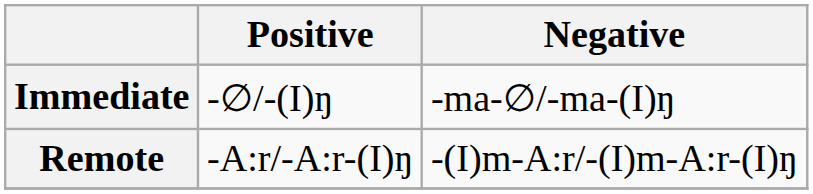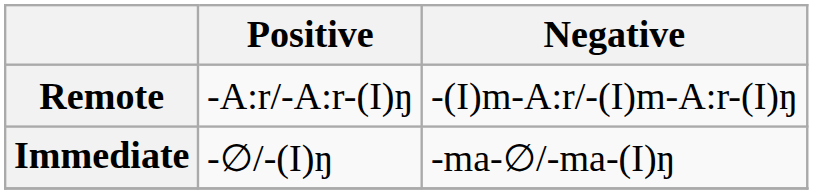rows swapped: (102, 96) <-> (102, 157)
